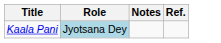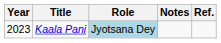+ column: (19, 12)
